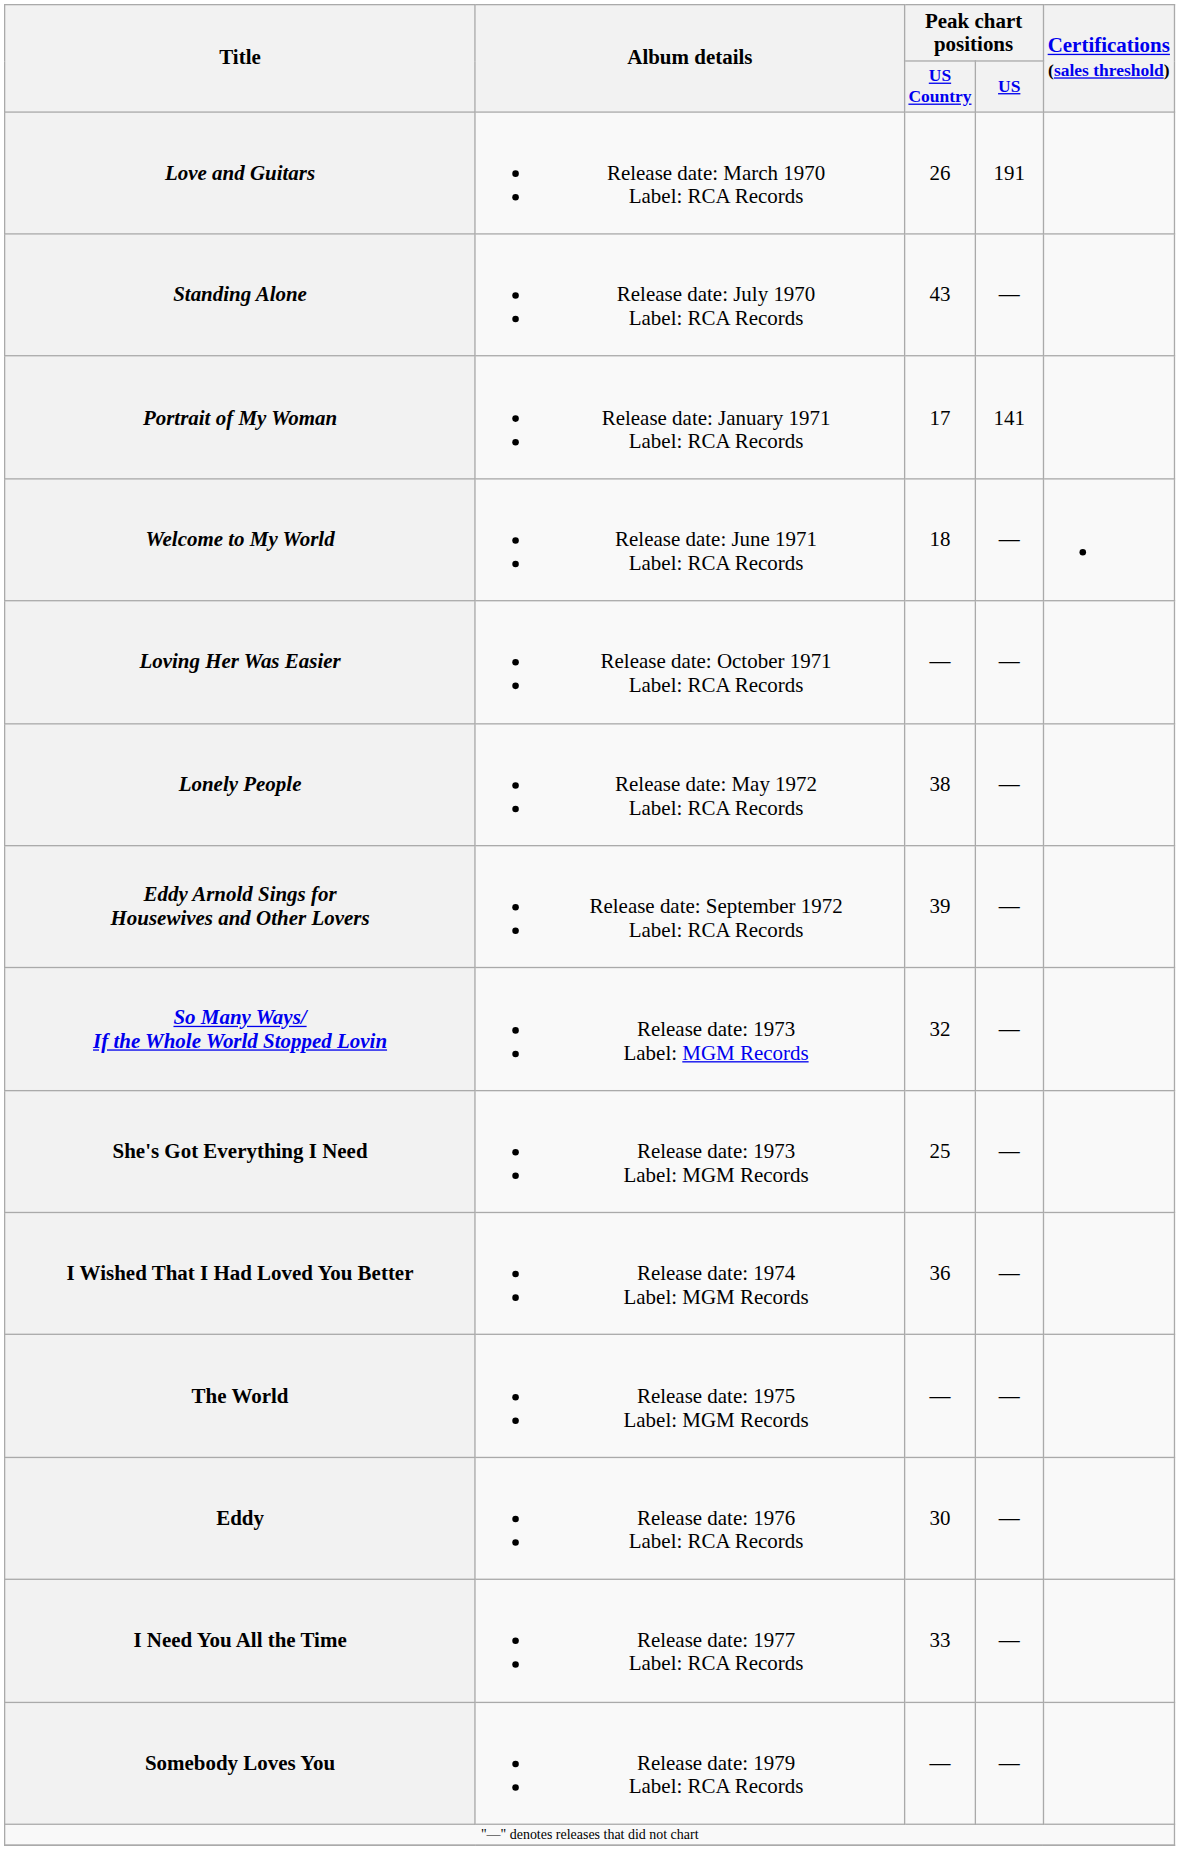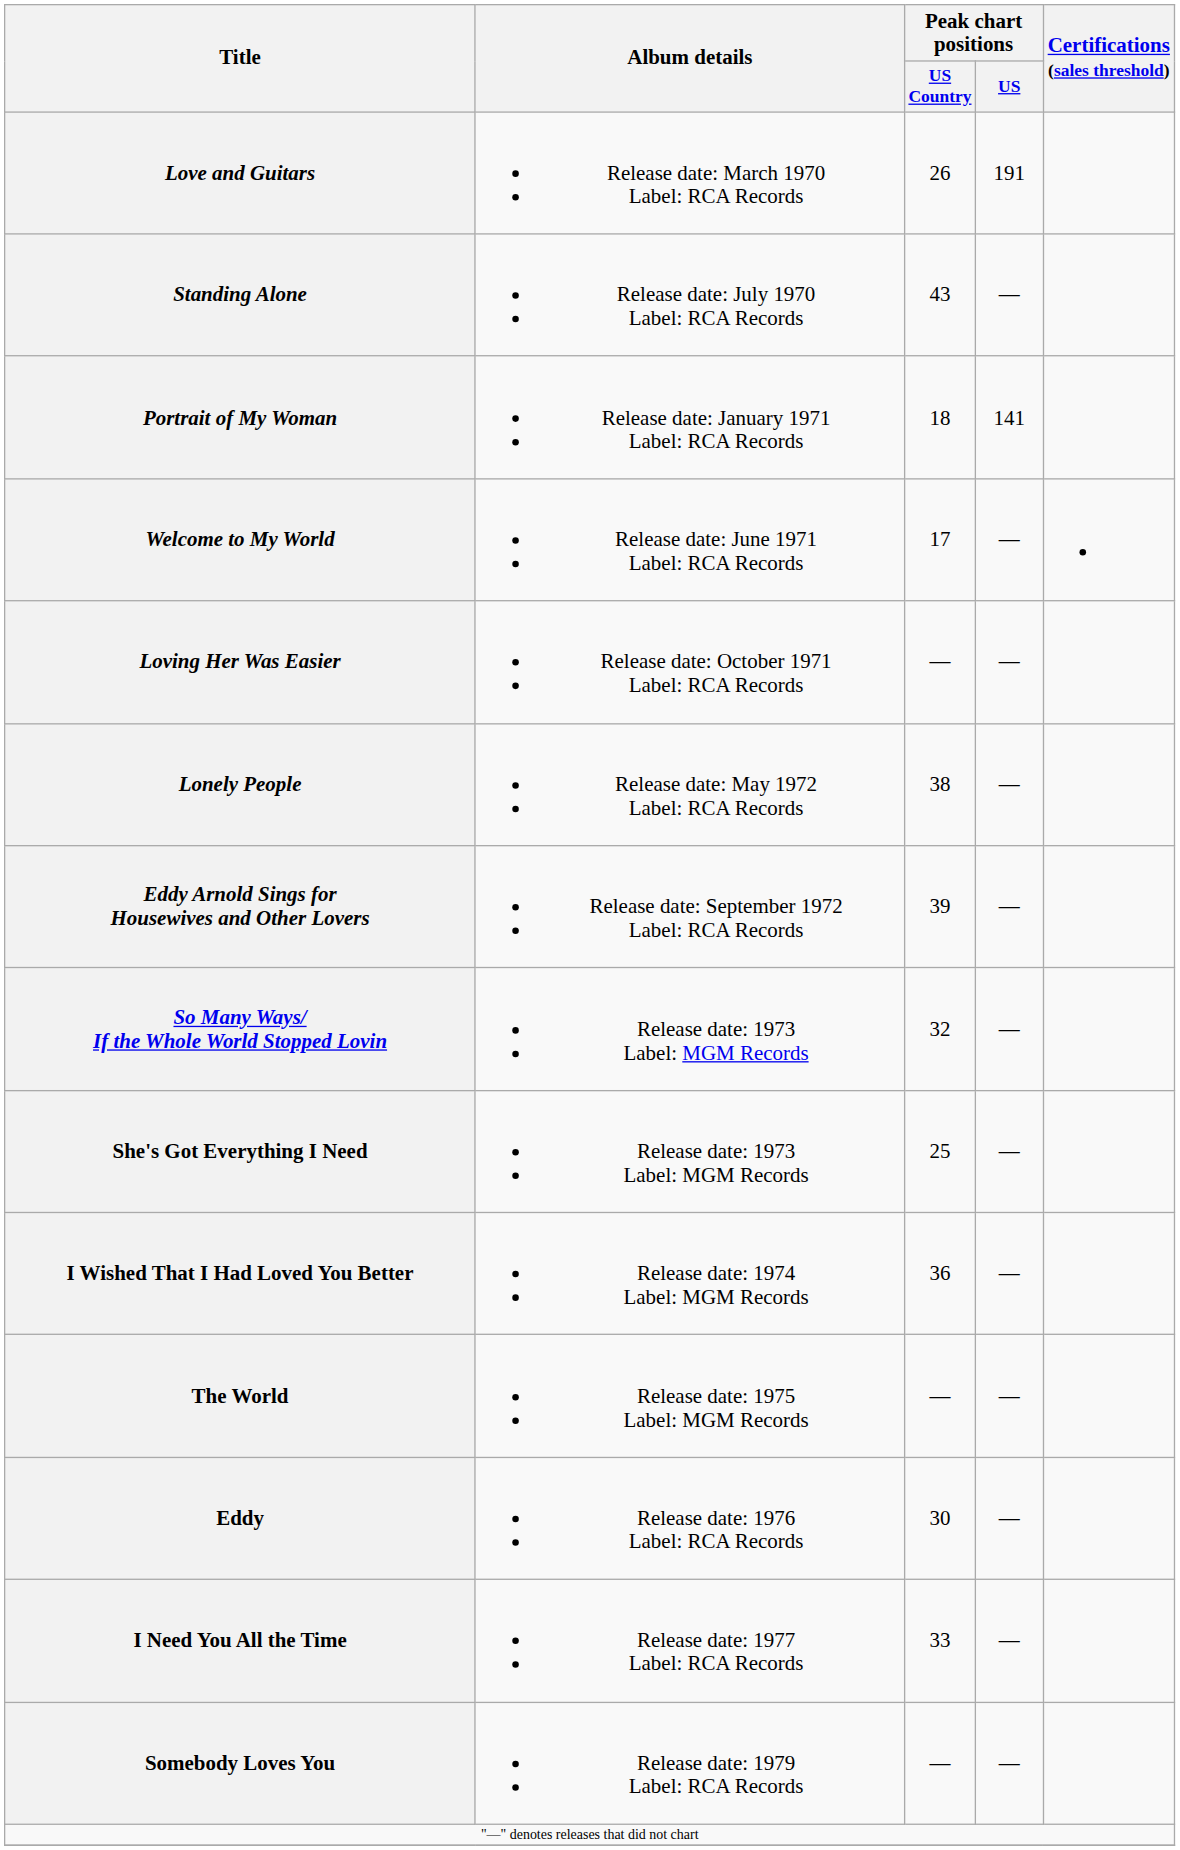(940, 417) 17 -> (940, 417) 18
(940, 539) 18 -> (940, 539) 17
